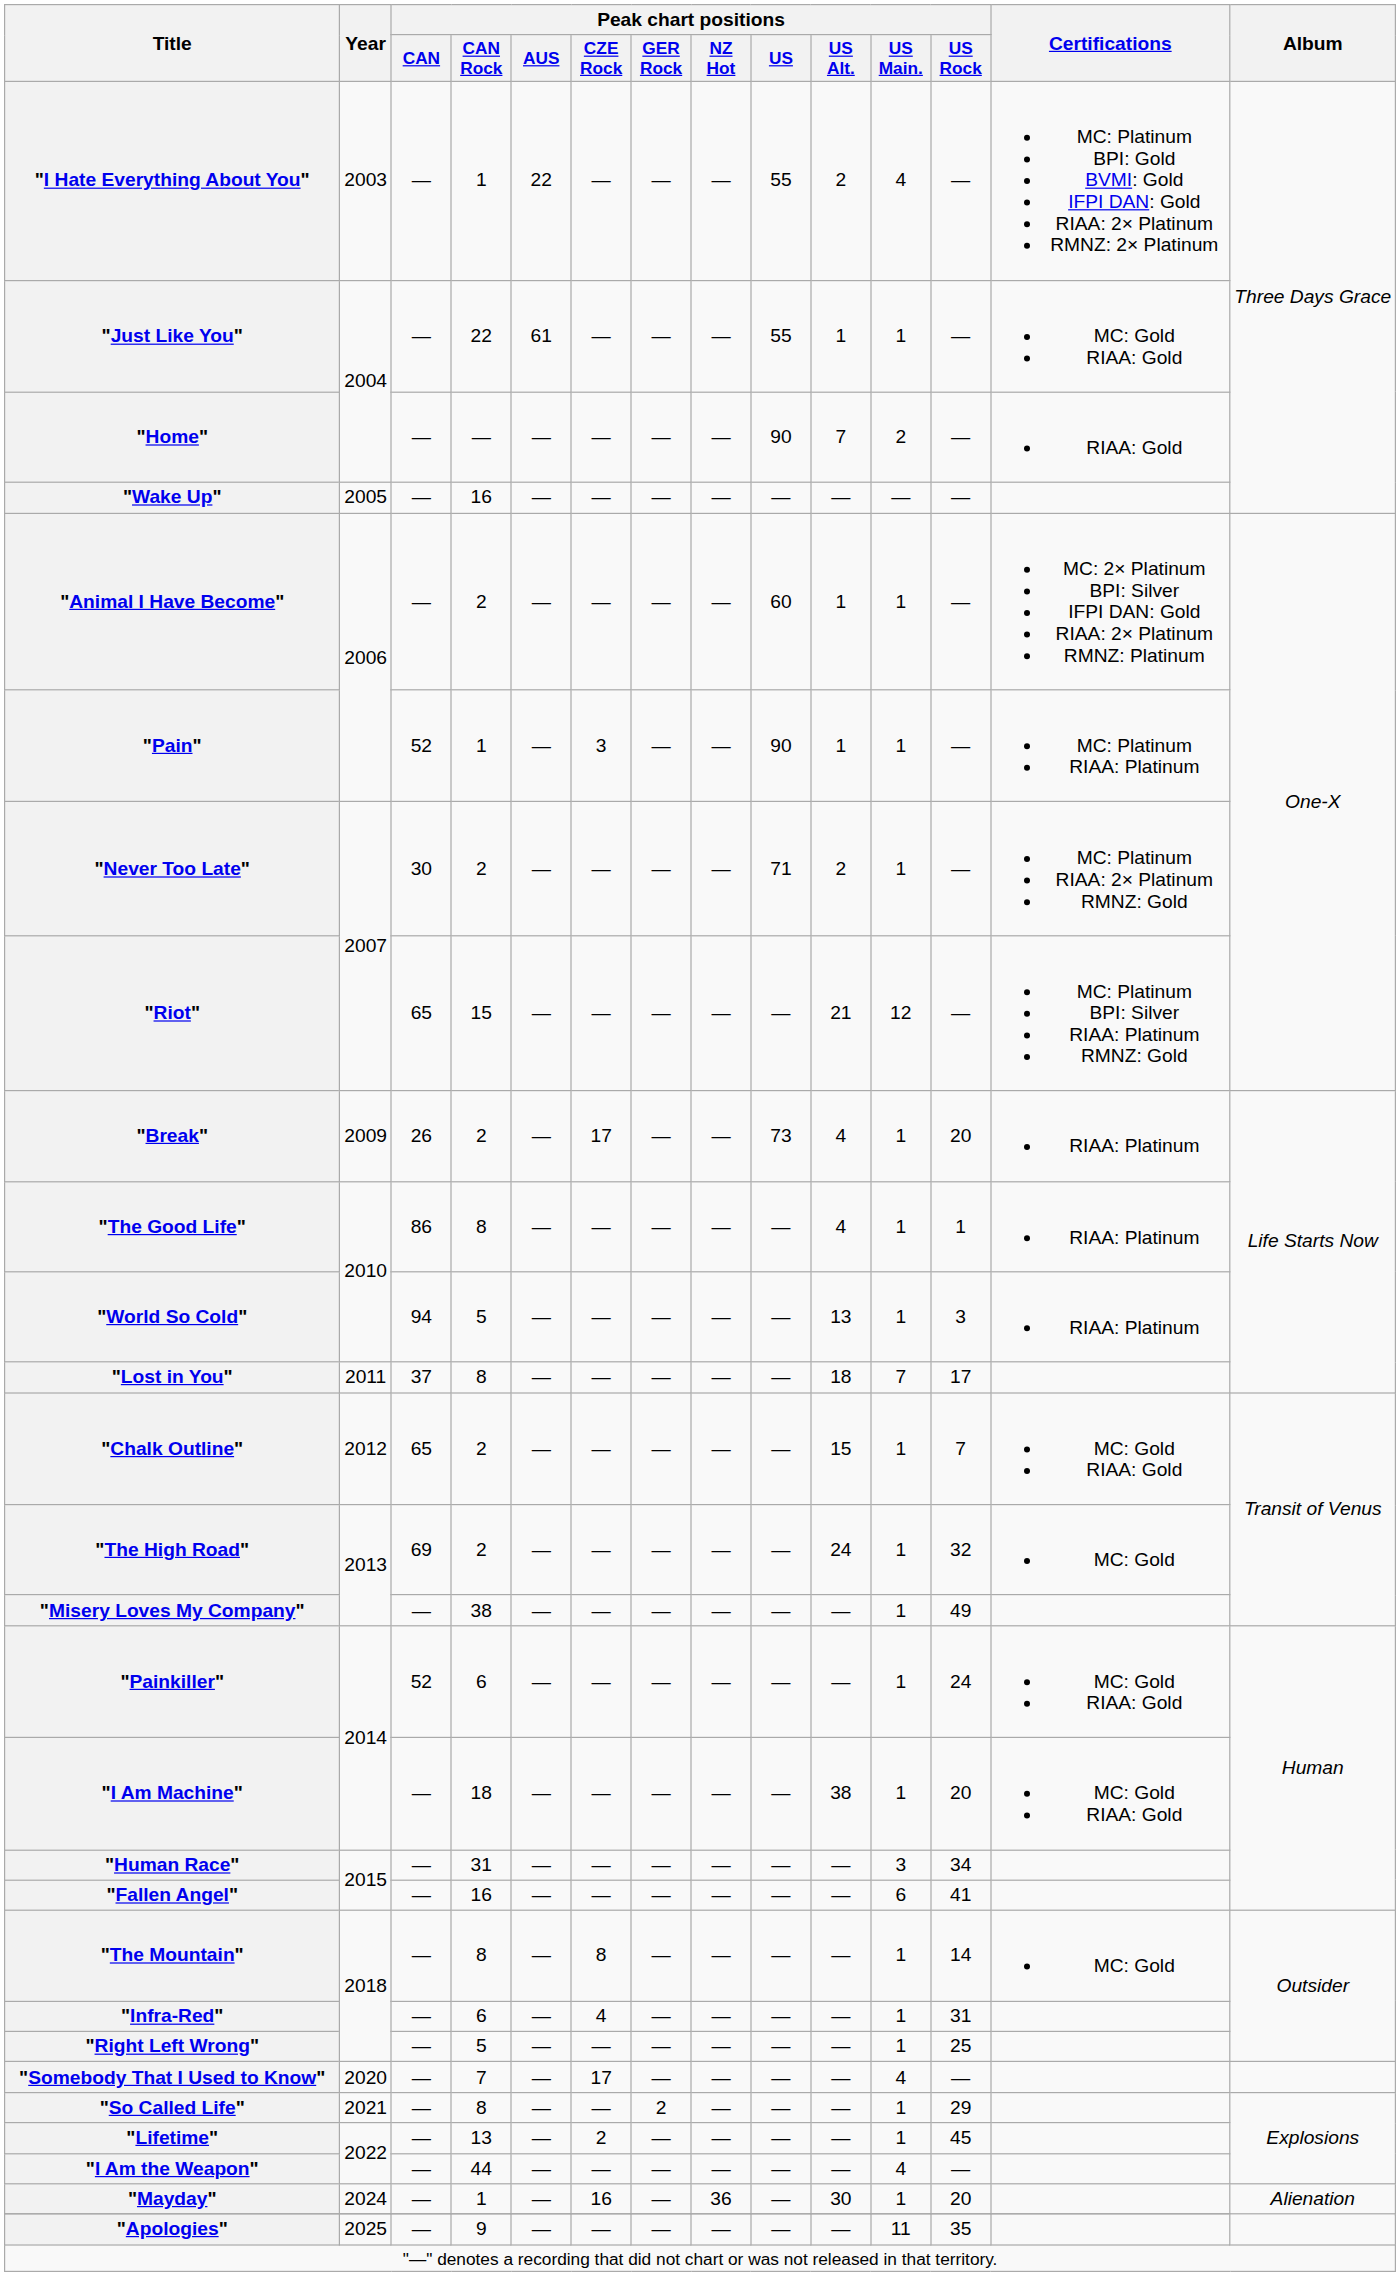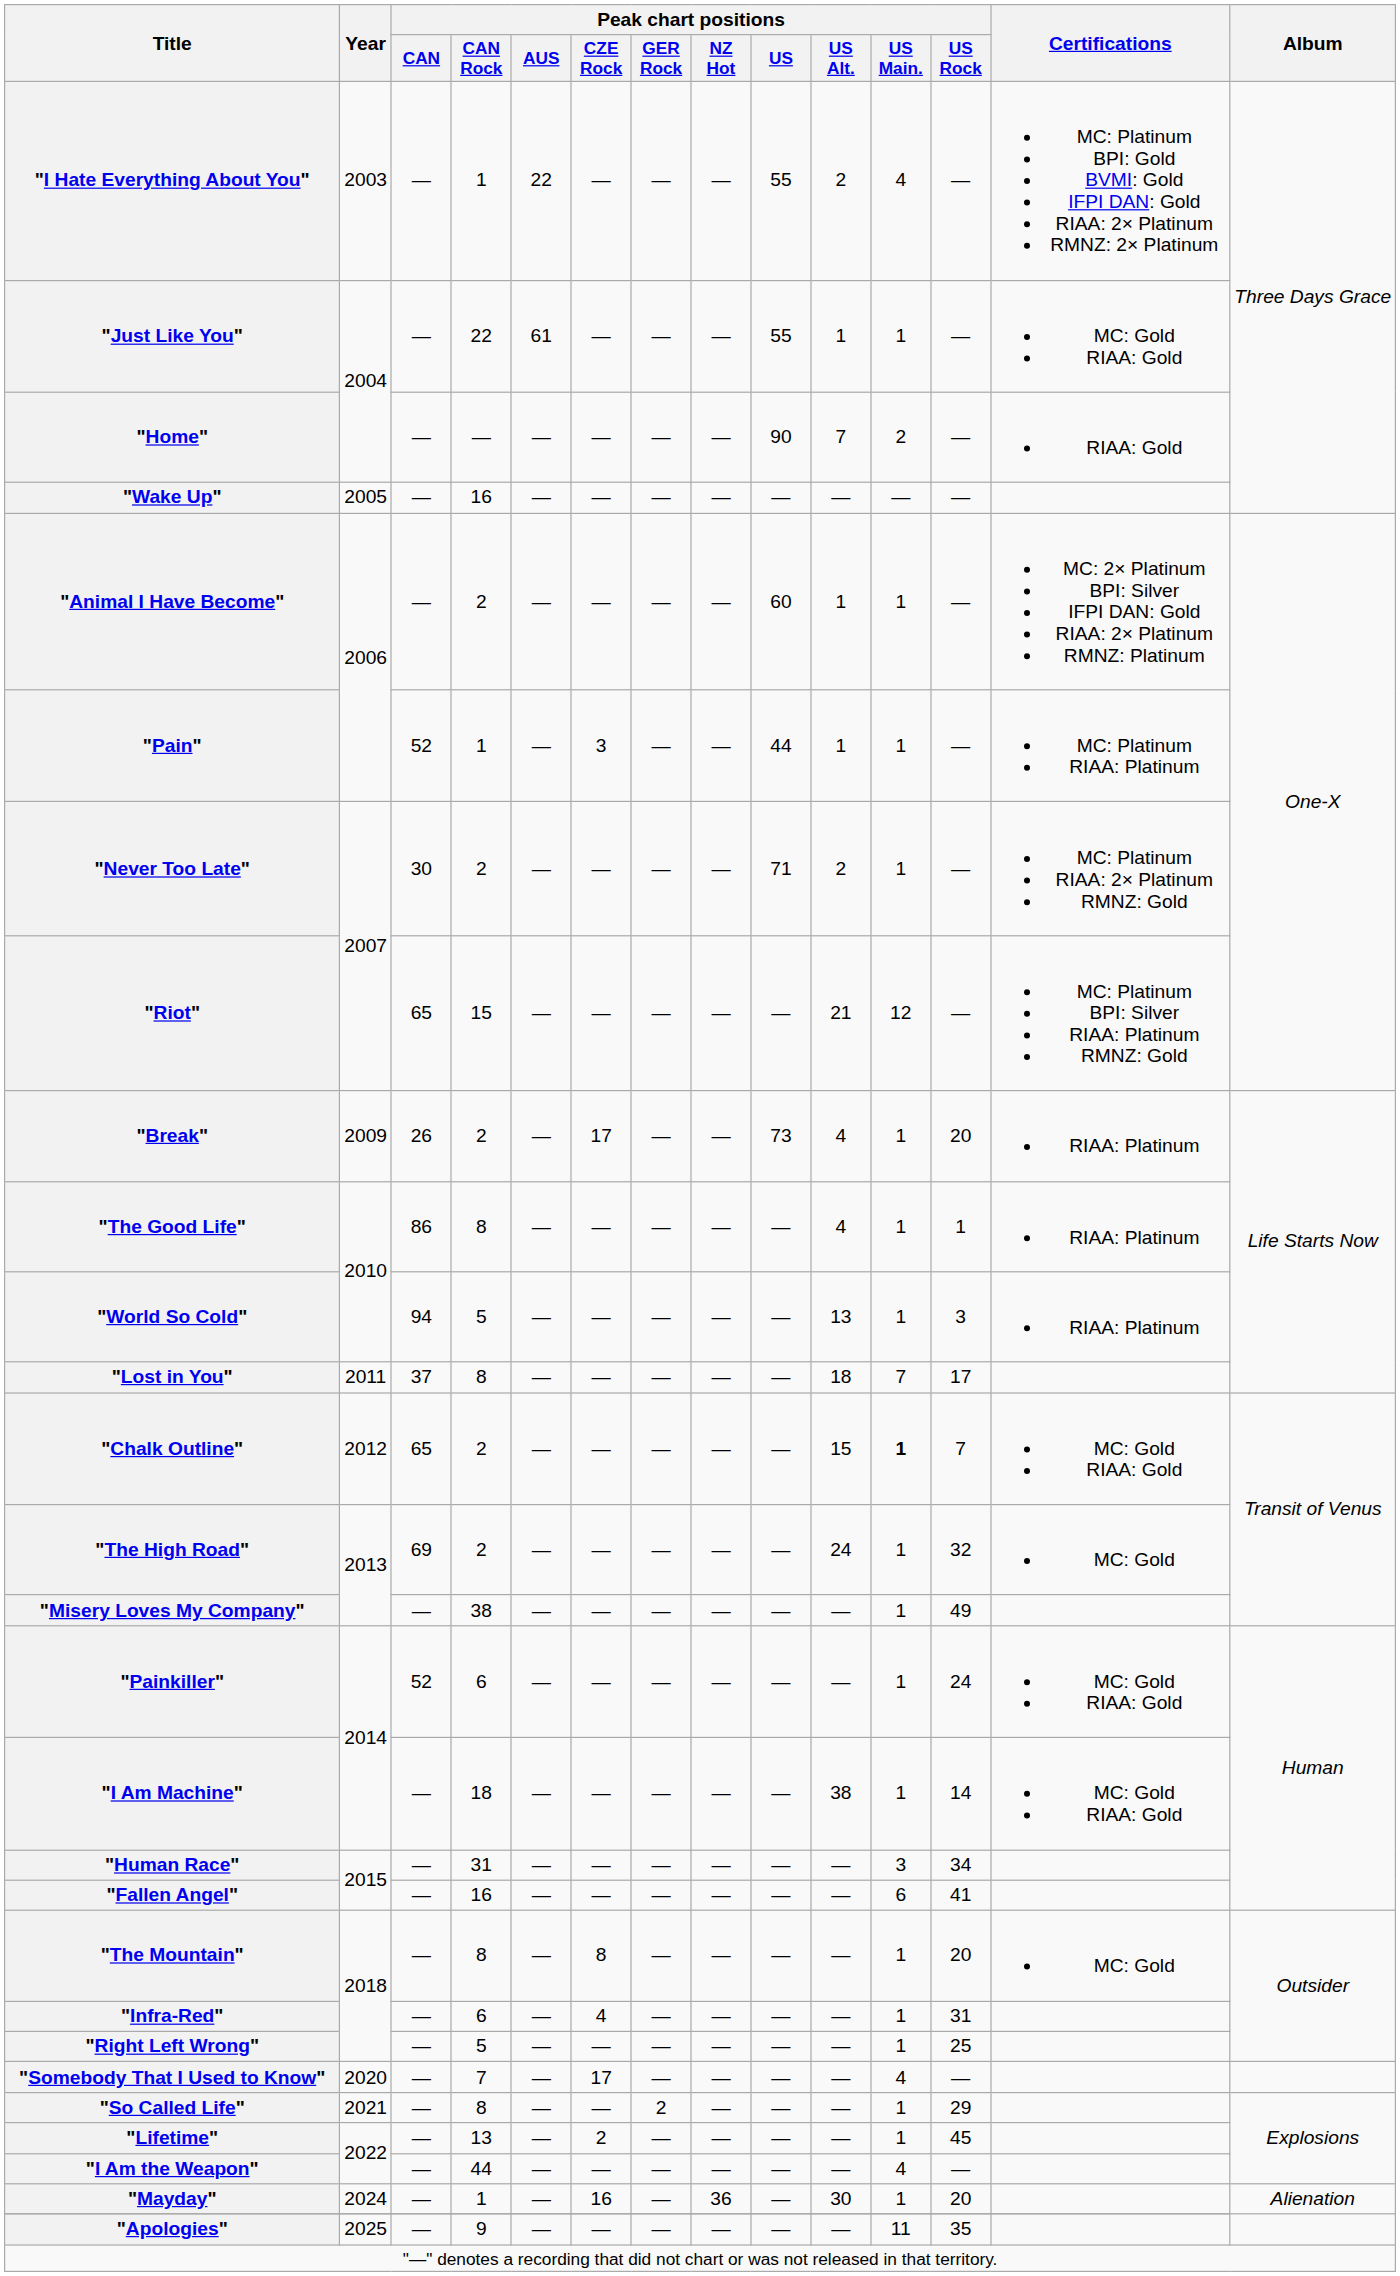(781, 745) 90 -> (781, 745) 44
(901, 1448) normal -> (901, 1448) bold
(961, 1793) 20 -> (961, 1793) 14
(961, 1955) 14 -> (961, 1955) 20
